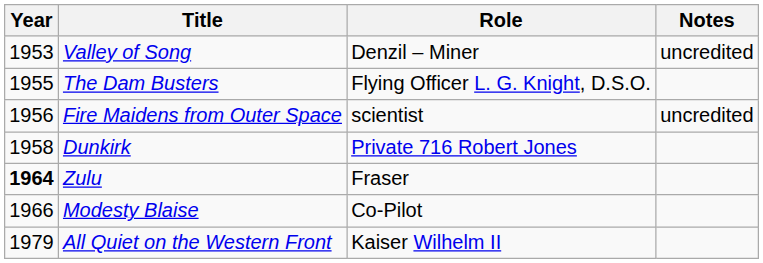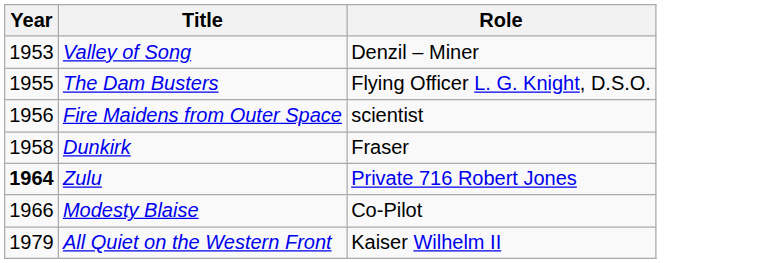- column: (707, 20)
(464, 147) Private 716 Robert Jones -> (380, 147) Fraser
(380, 178) Fraser -> (464, 178) Private 716 Robert Jones
